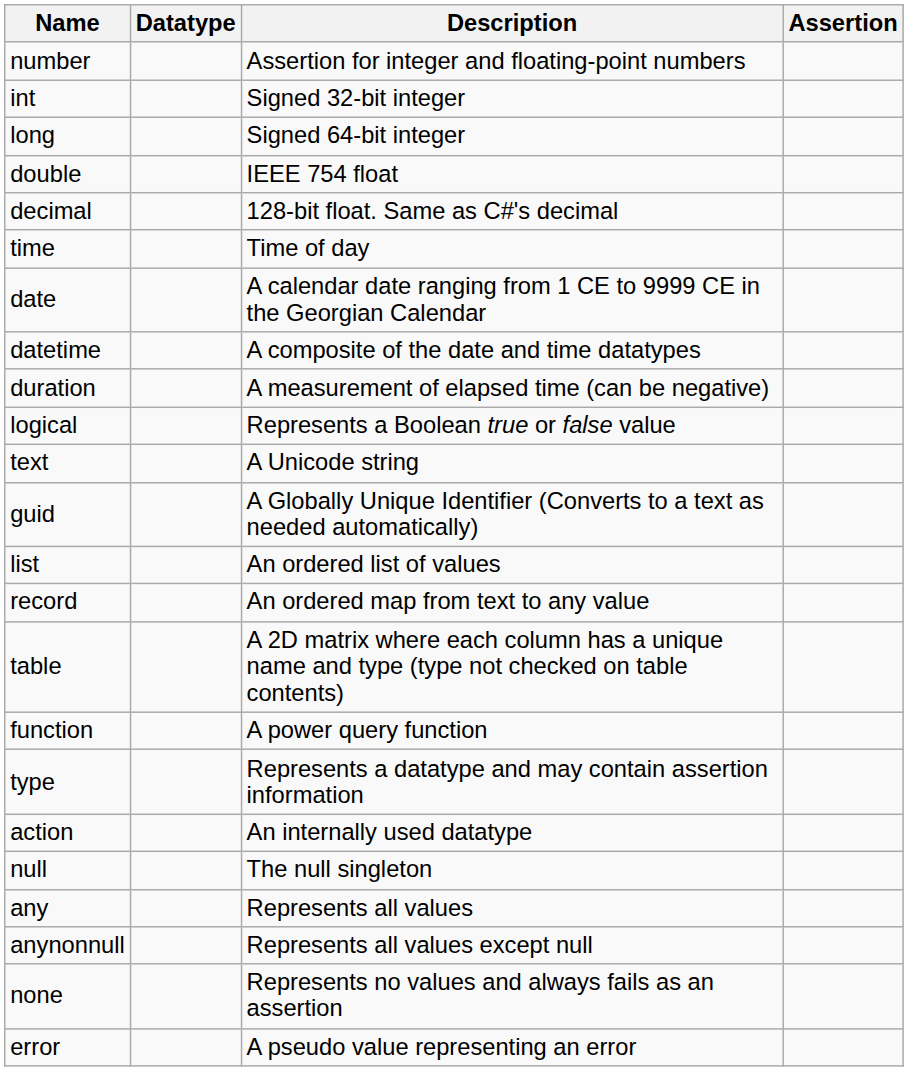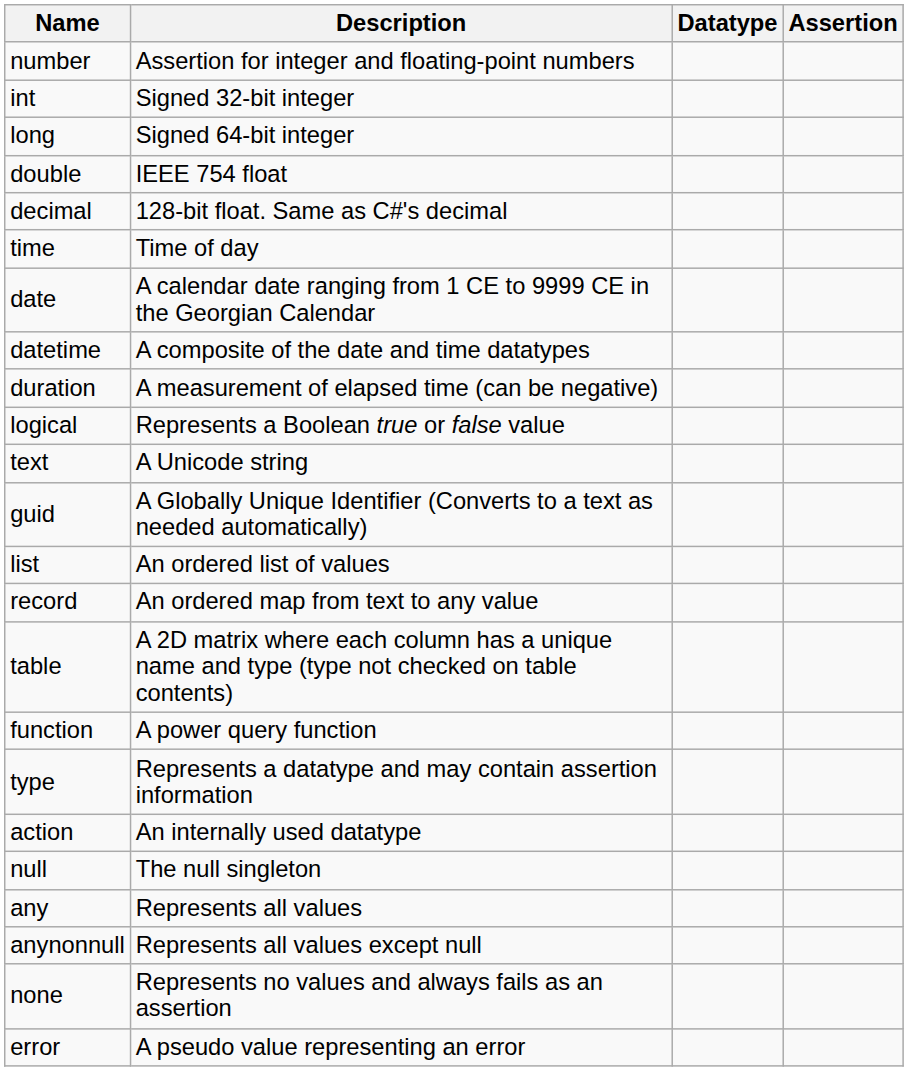columns swapped: (512, 23) <-> (186, 23)
